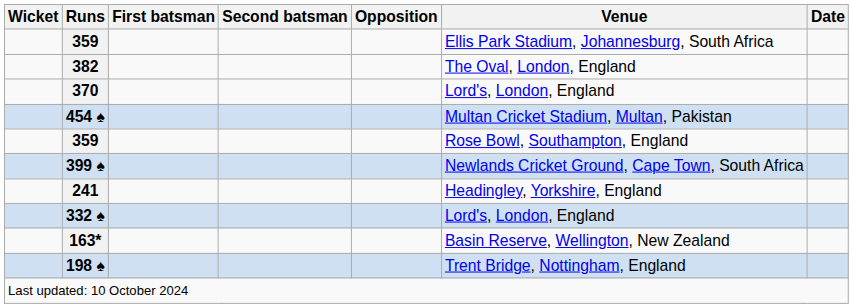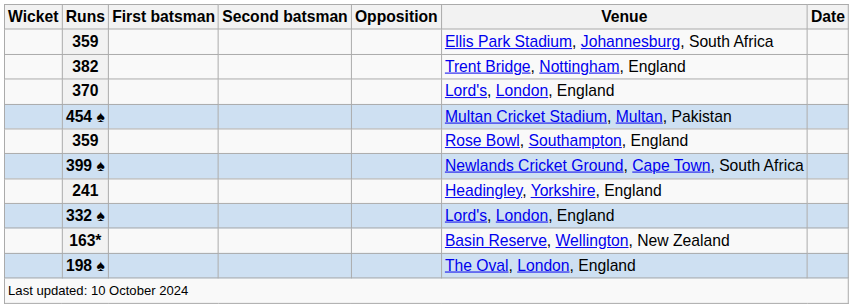(540, 66) The Oval, London, England -> (565, 66) Trent Bridge, Nottingham, England
(565, 265) Trent Bridge, Nottingham, England -> (540, 265) The Oval, London, England
